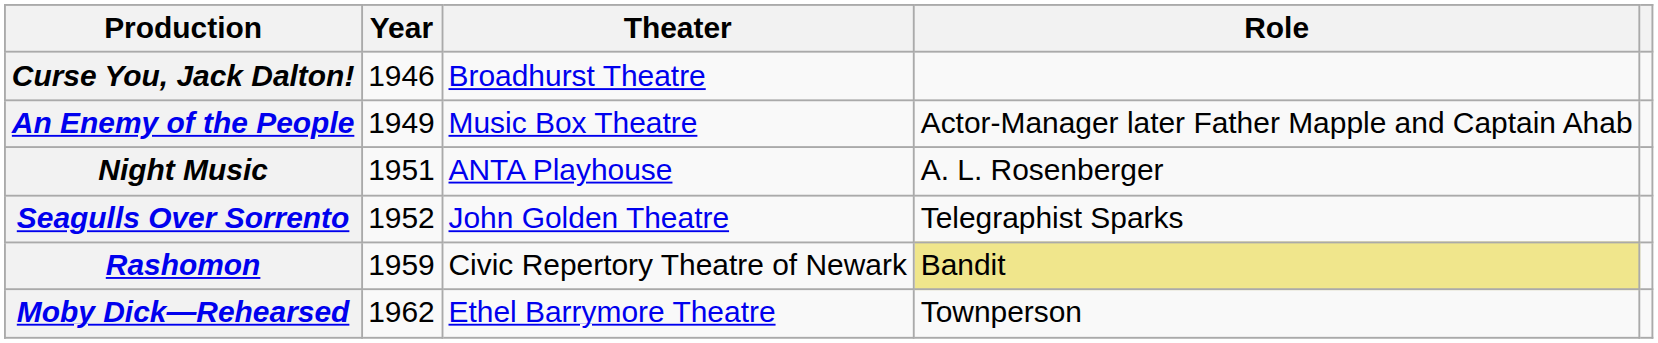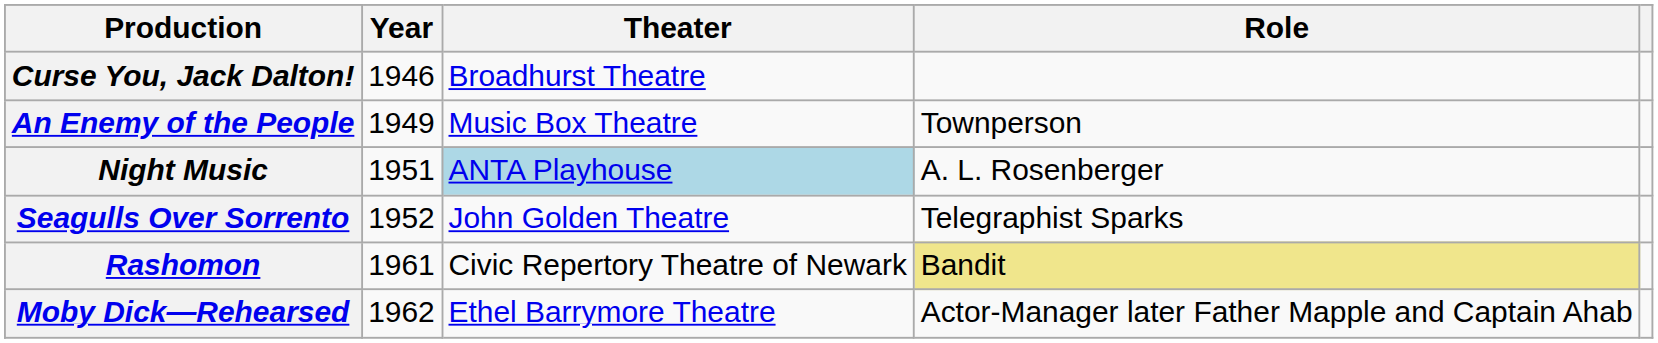(1277, 123) Actor-Manager later Father Mapple and Captain Ahab -> (1001, 123) Townperson
(560, 170) no background -> (560, 170) lightblue background
(401, 265) 1959 -> (401, 265) 1961
(1001, 312) Townperson -> (1277, 312) Actor-Manager later Father Mapple and Captain Ahab
